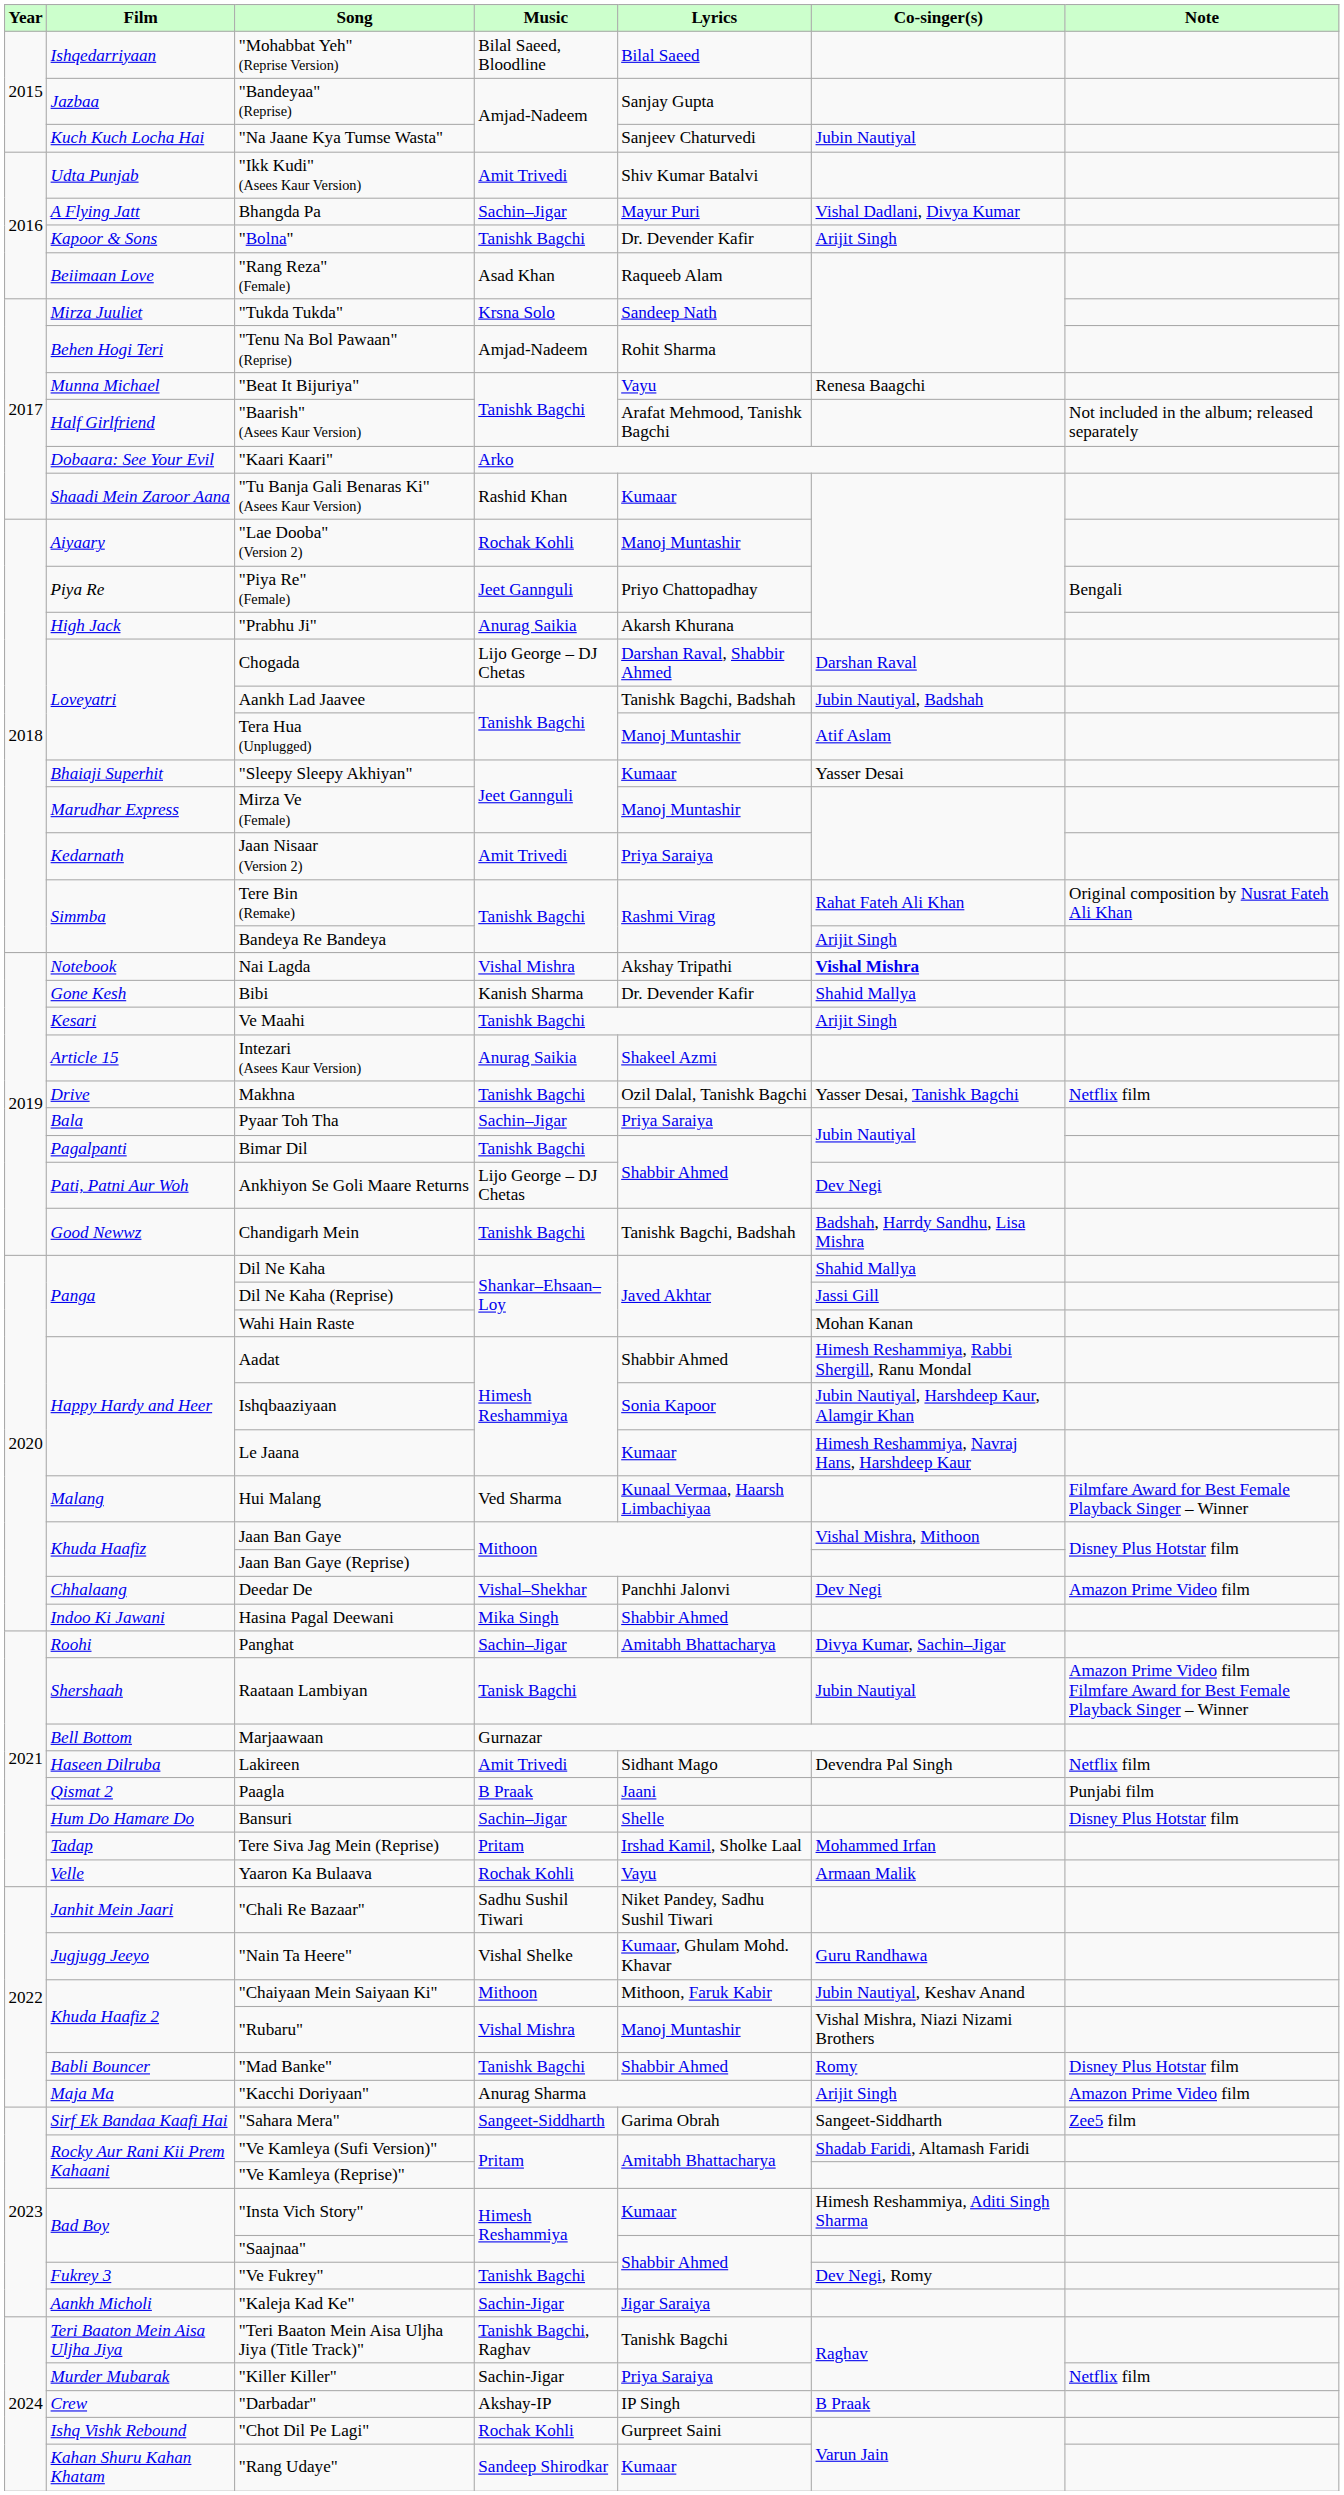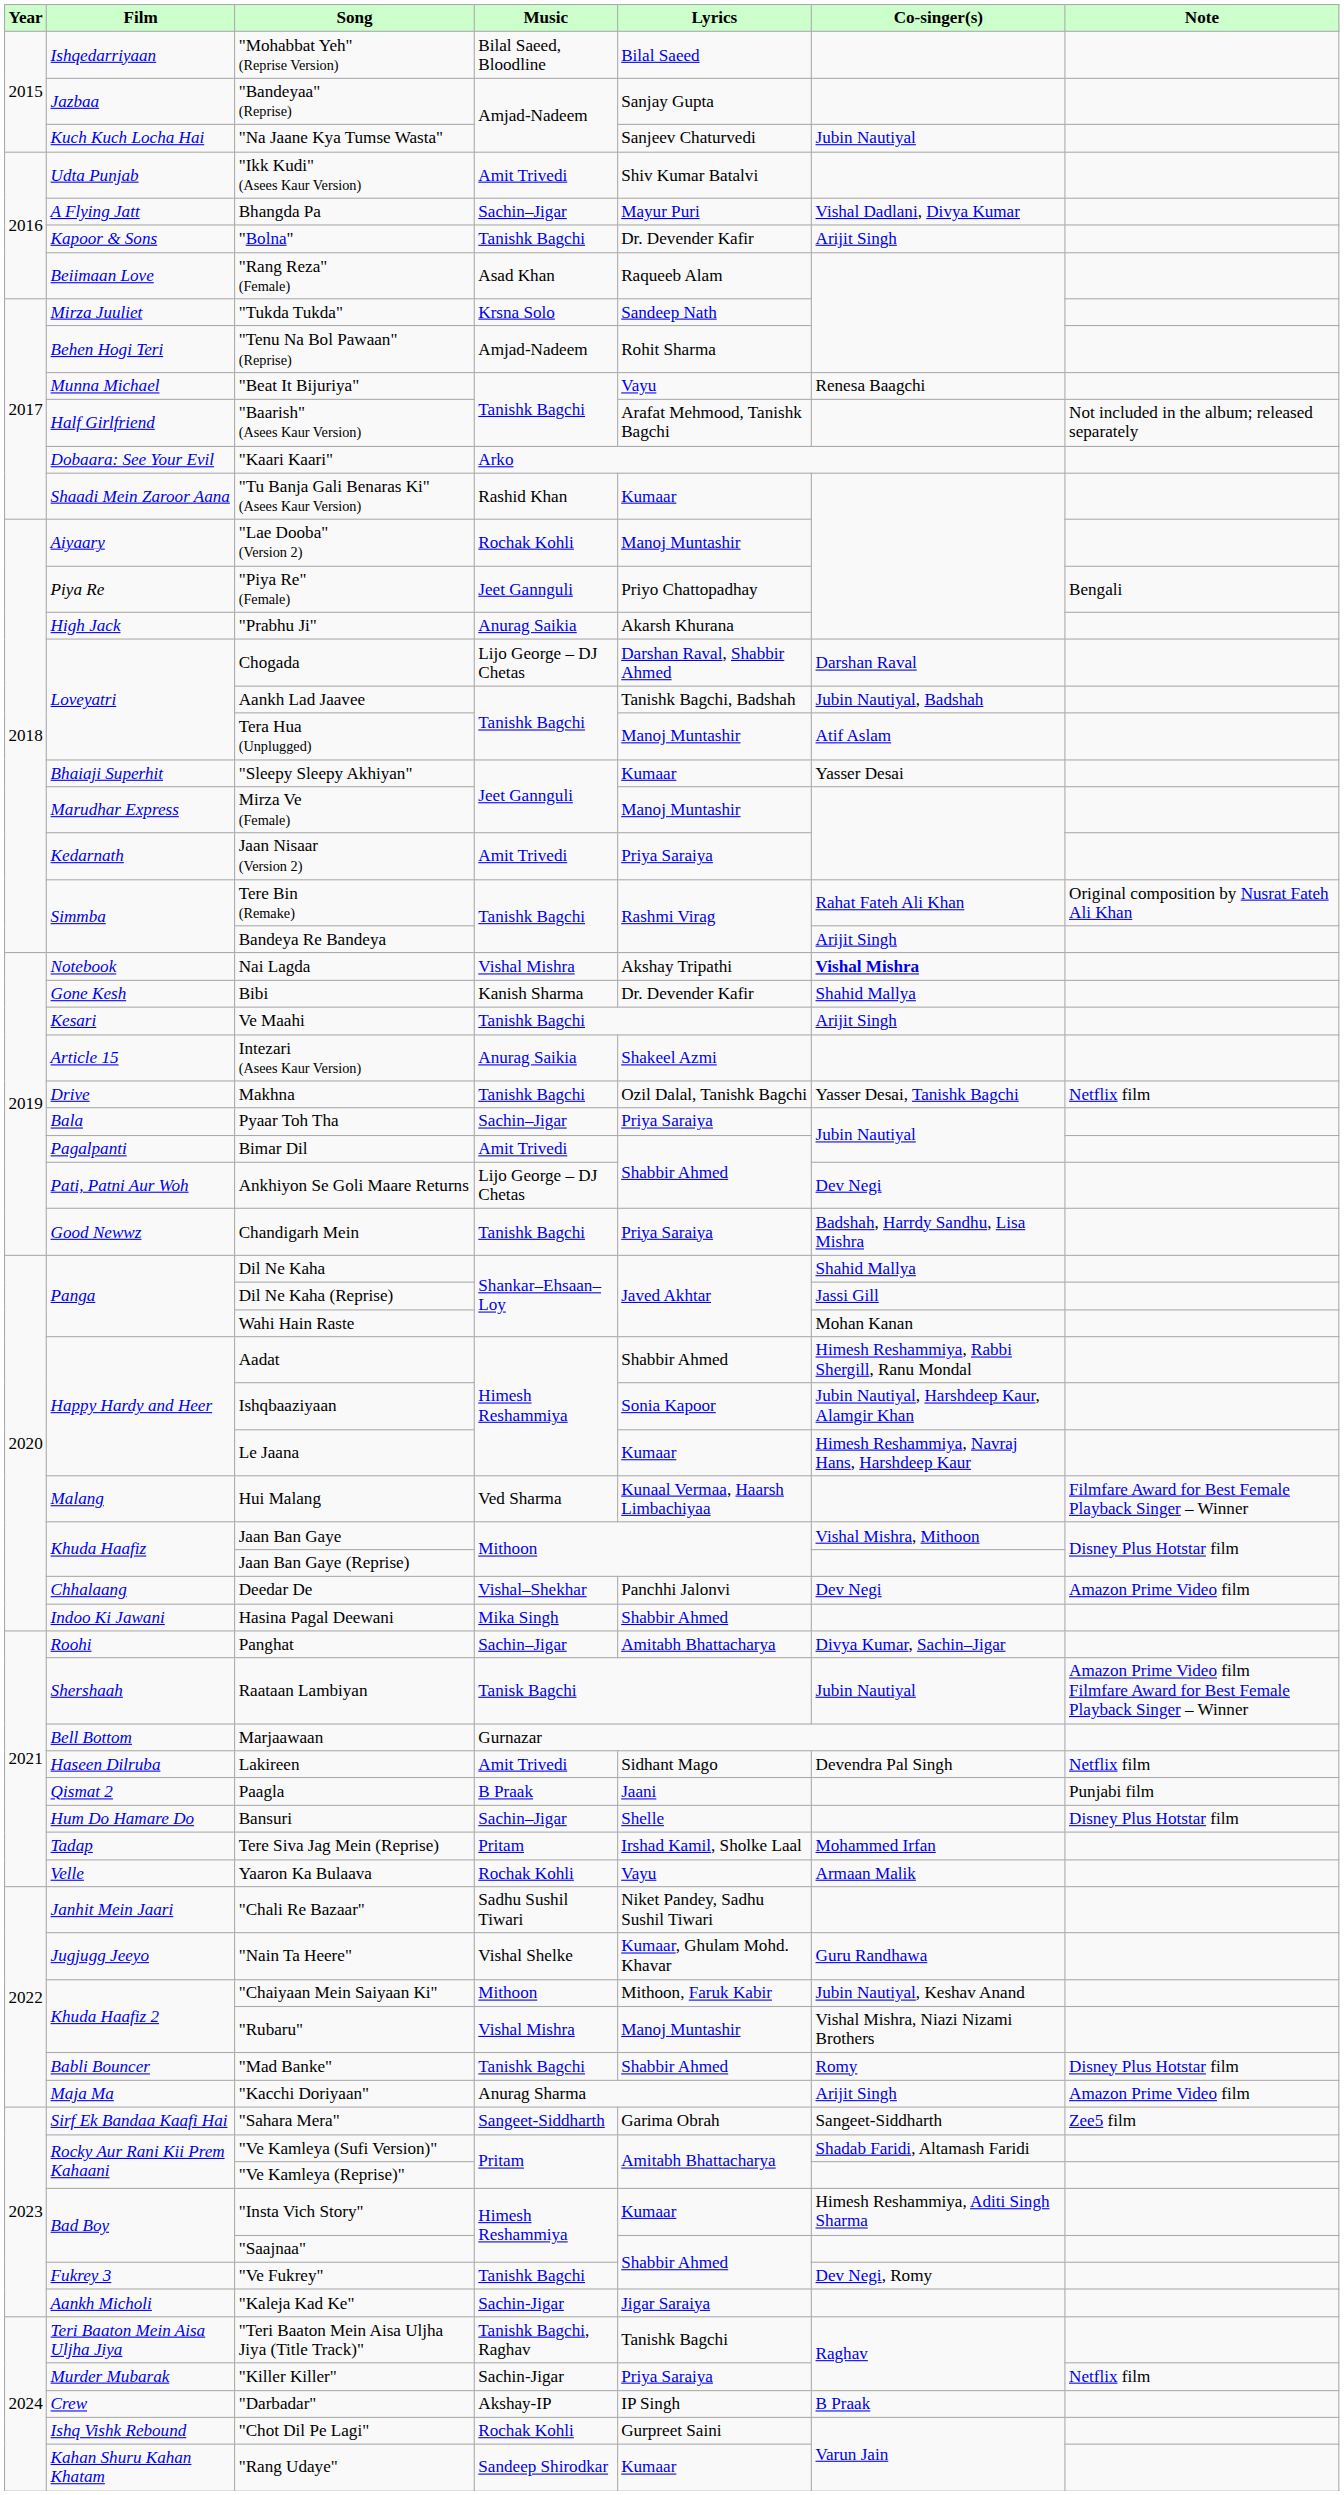(532, 1148) Tanishk Bagchi -> (523, 1148) Amit Trivedi
(708, 1231) Tanishk Bagchi, Badshah -> (667, 1231) Priya Saraiya
